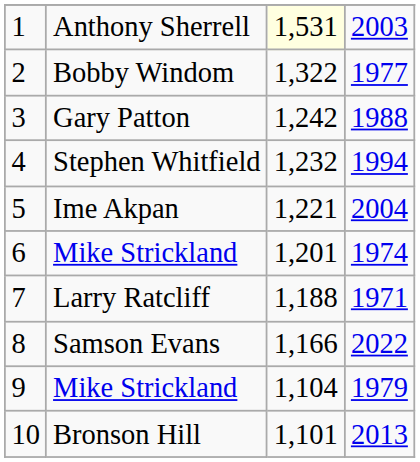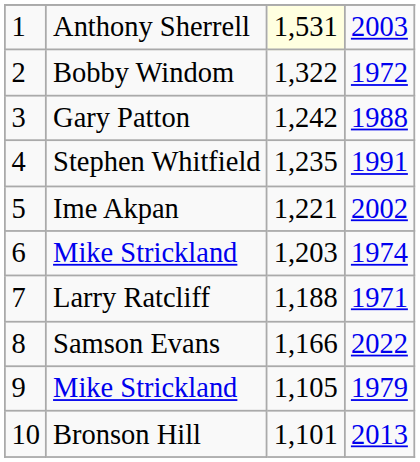(379, 72) 1977 -> (379, 72) 1972
(306, 162) 1,232 -> (306, 162) 1,235
(379, 162) 1994 -> (379, 162) 1991
(379, 207) 2004 -> (379, 207) 2002
(306, 252) 1,201 -> (306, 252) 1,203
(306, 388) 1,104 -> (306, 388) 1,105
